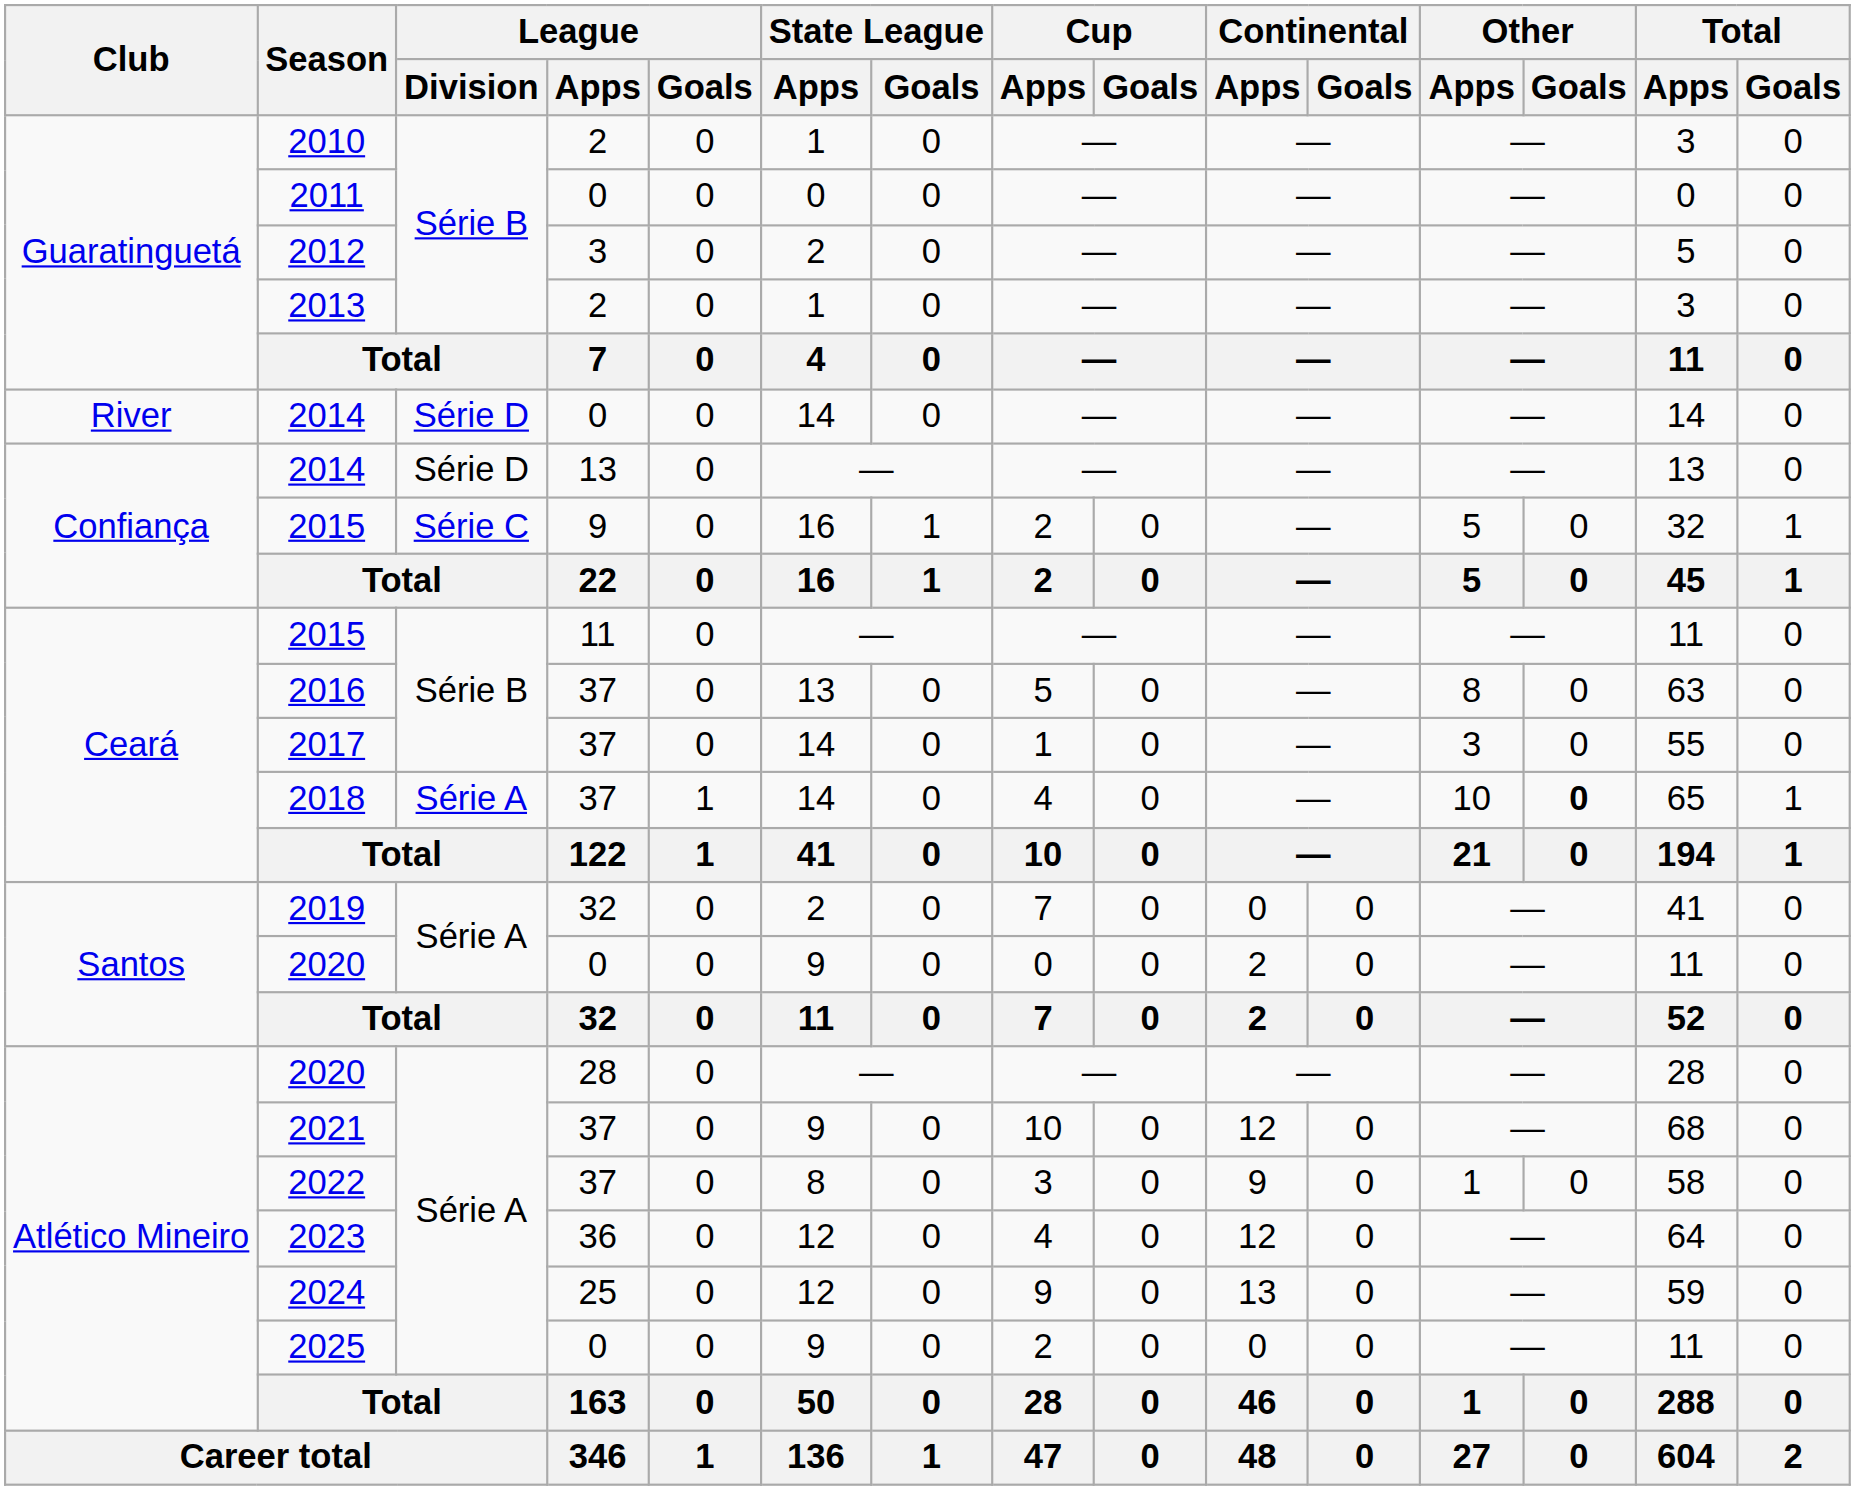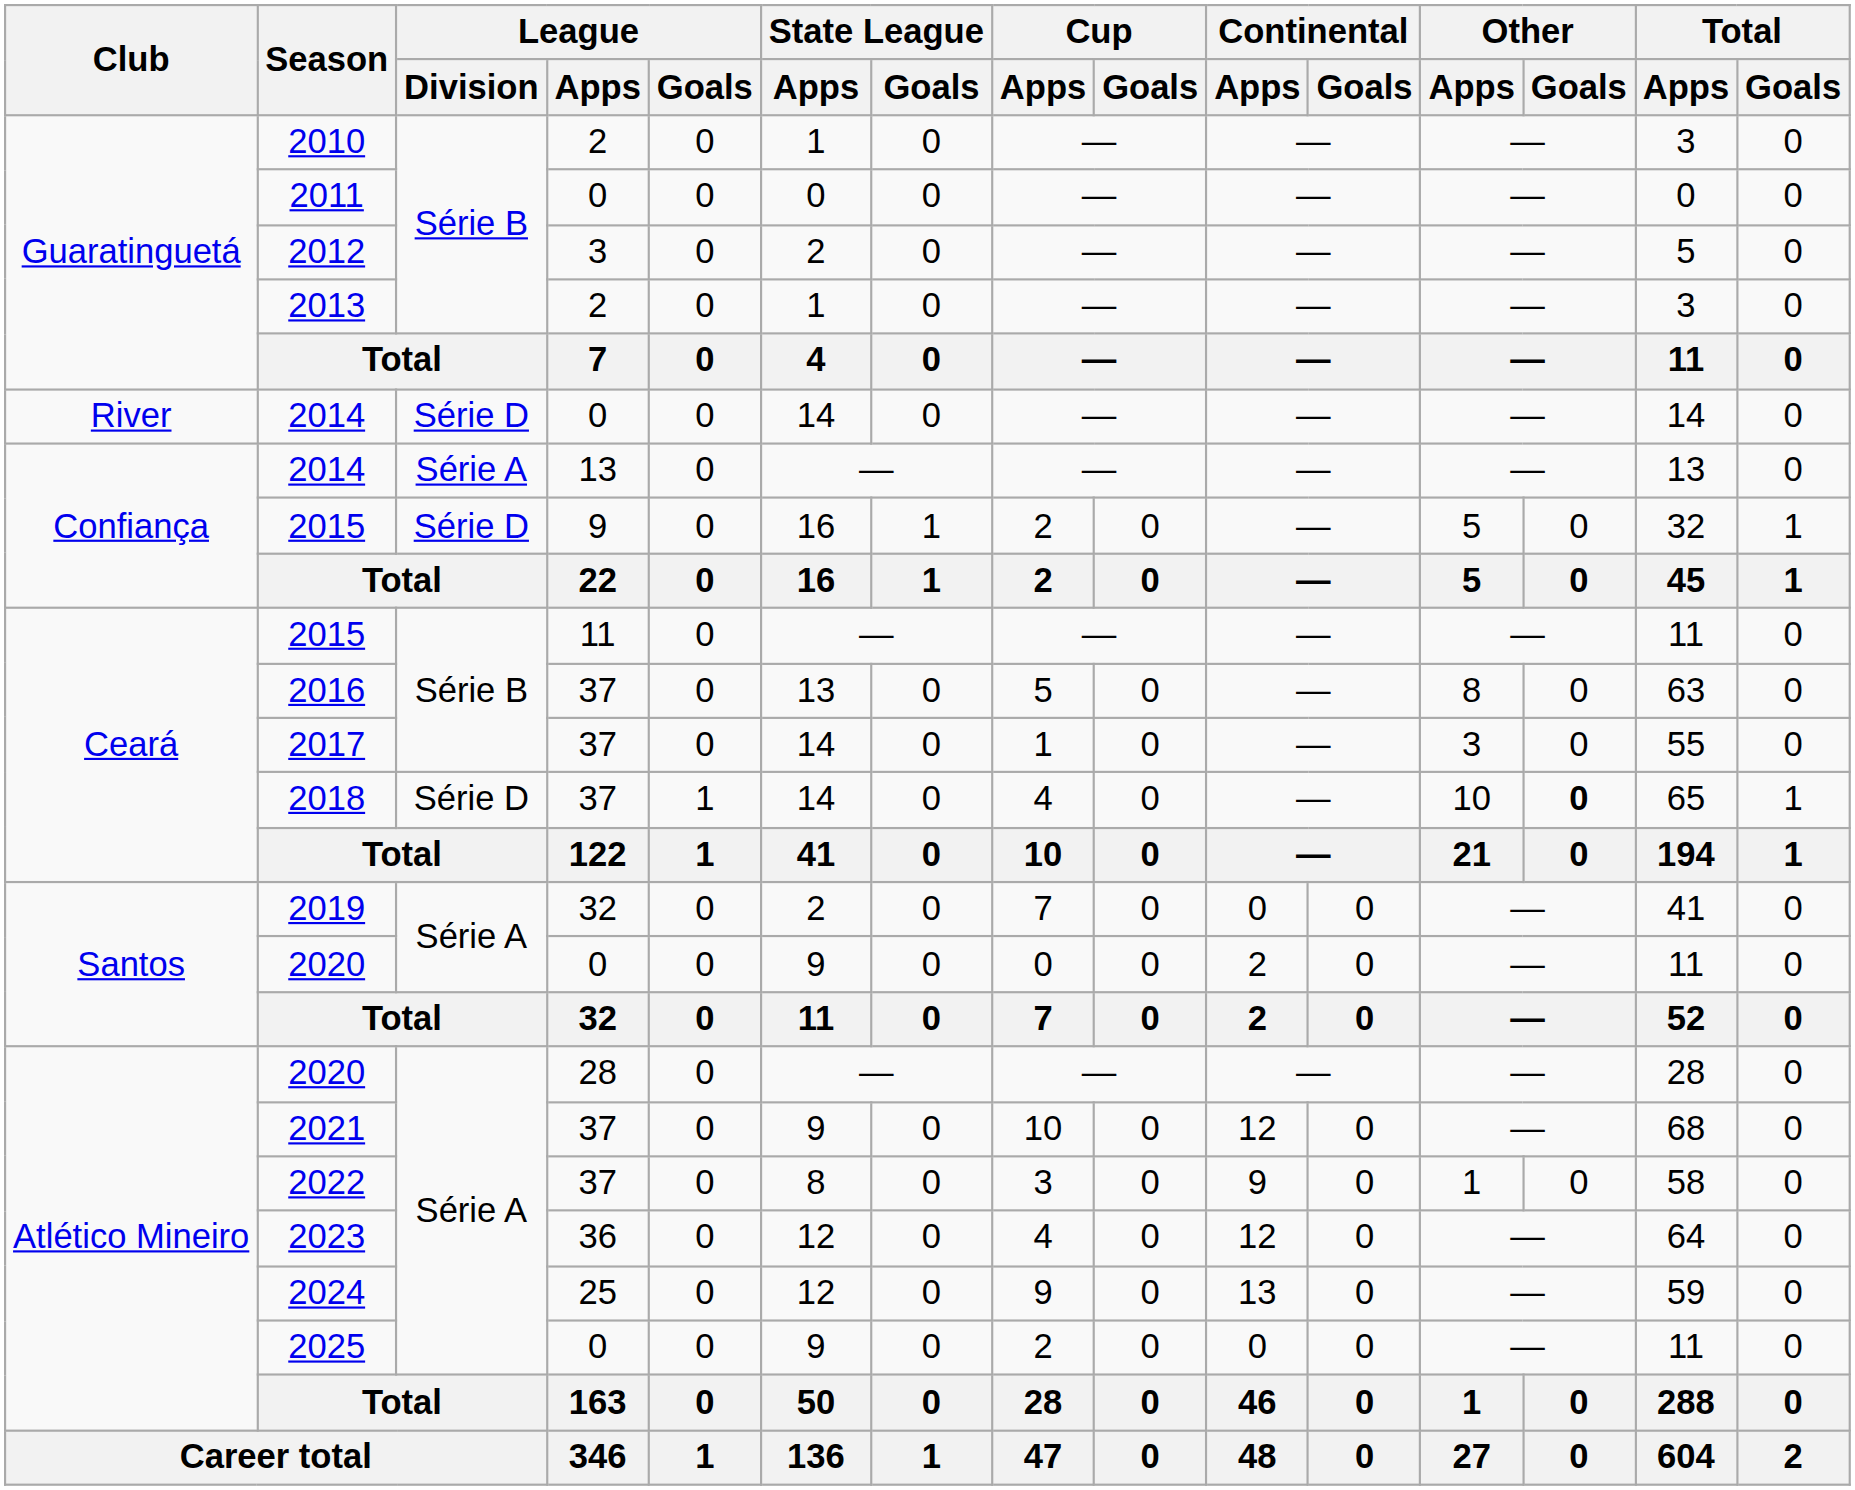(471, 470) Série D -> (471, 470) Série A
(471, 525) Série C -> (471, 525) Série D
(471, 799) Série A -> (471, 799) Série D
